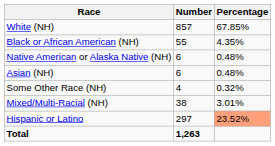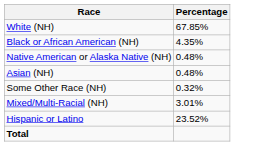- column: (194, 12)
(233, 118) lightsalmon background -> (192, 118) no background
